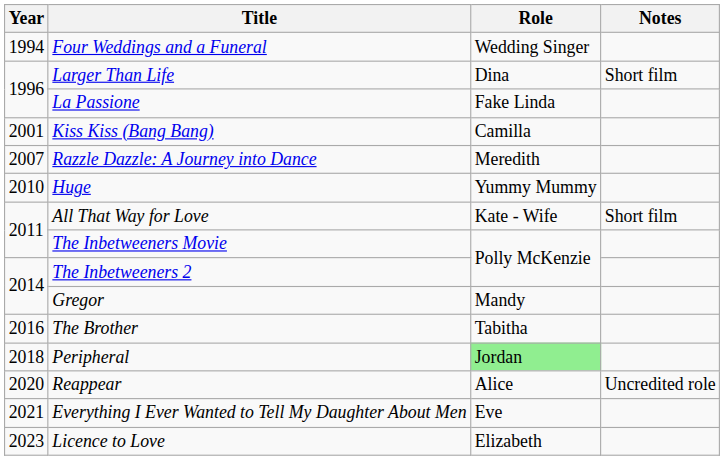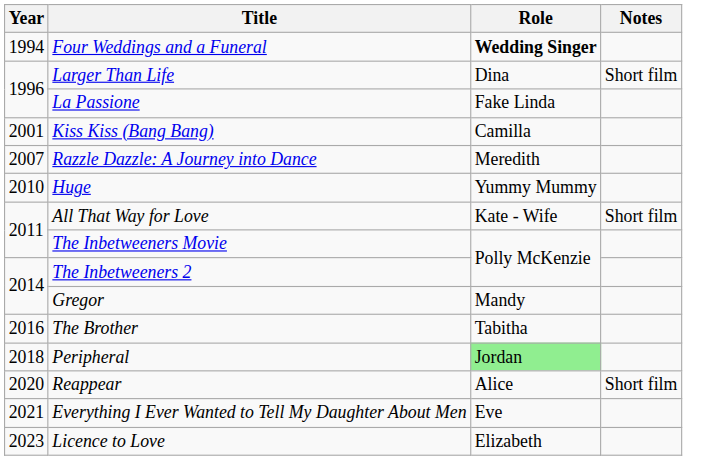(532, 46) normal -> (536, 46) bold
(660, 384) Uncredited role -> (641, 384) Short film
